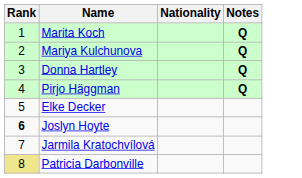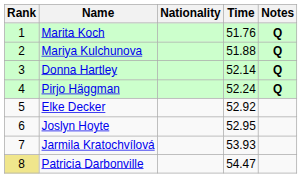+ column: (241, 13)
(22, 126) bold -> (22, 126) normal
